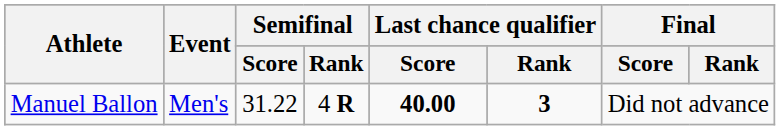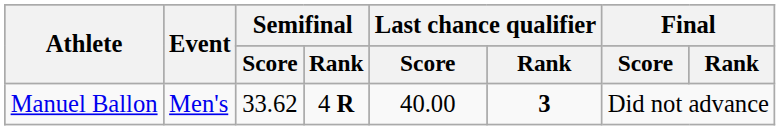(270, 104) 31.22 -> (270, 104) 33.62
(428, 104) bold -> (428, 104) normal
